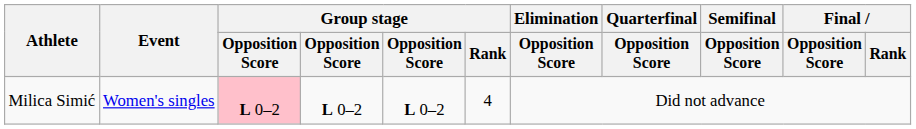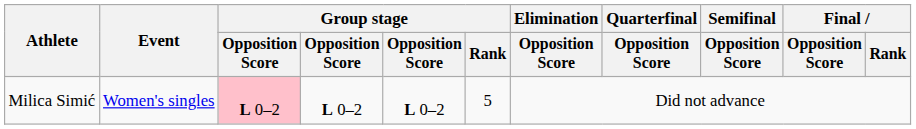(488, 100) 4 -> (488, 100) 5
